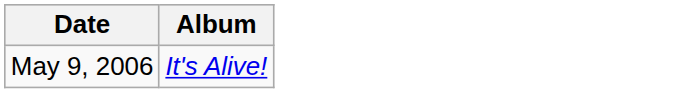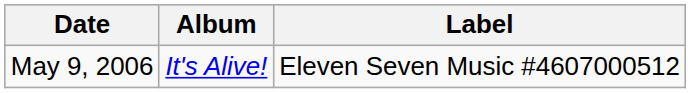+ column: (480, 25)
